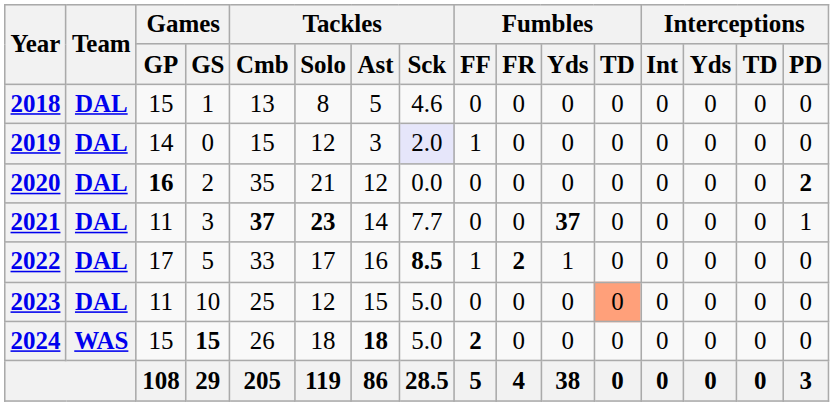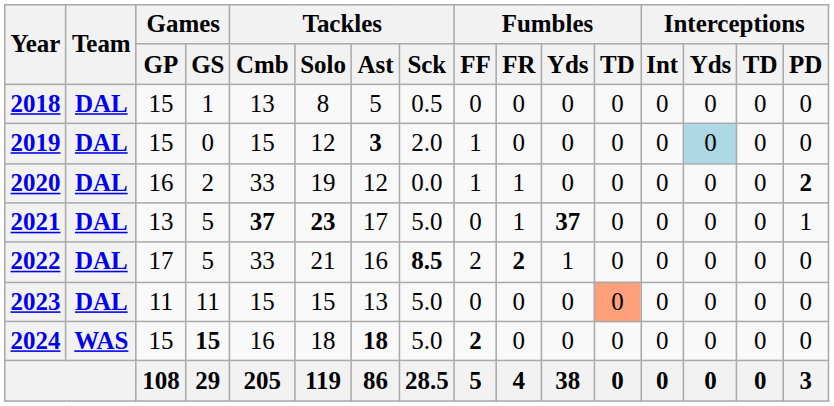(427, 103) 4.6 -> (427, 103) 0.5
(161, 143) 14 -> (161, 143) 15
(375, 143) normal -> (375, 143) bold
(427, 143) lavender background -> (427, 143) no background
(710, 143) no background -> (710, 143) lightblue background
(161, 182) bold -> (161, 182) normal
(262, 182) 35 -> (262, 182) 33
(323, 182) 21 -> (323, 182) 19
(475, 182) 0 -> (475, 182) 1
(519, 182) 0 -> (519, 182) 1
(161, 222) 11 -> (161, 222) 13
(208, 222) 3 -> (208, 222) 5
(375, 222) 14 -> (375, 222) 17
(427, 222) 7.7 -> (427, 222) 5.0
(519, 222) 0 -> (519, 222) 1
(323, 261) 17 -> (323, 261) 21
(475, 261) 1 -> (475, 261) 2
(208, 301) 10 -> (208, 301) 11
(262, 301) 25 -> (262, 301) 15
(323, 301) 12 -> (323, 301) 15
(375, 301) 15 -> (375, 301) 13
(262, 340) 26 -> (262, 340) 16
